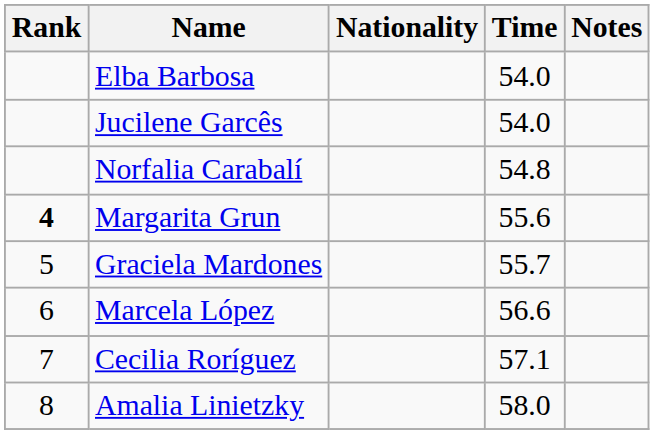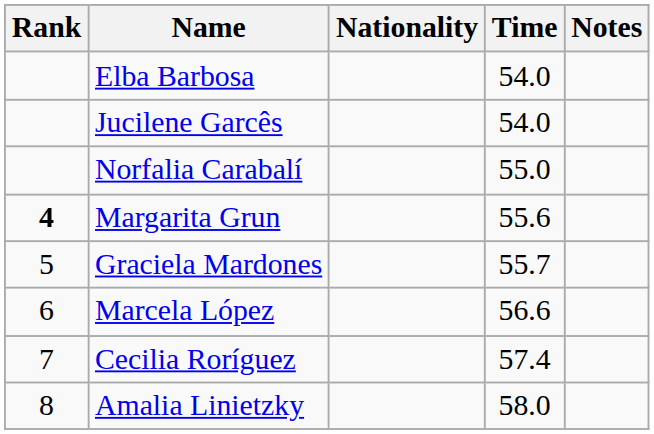(525, 169) 54.8 -> (525, 169) 55.0
(525, 358) 57.1 -> (525, 358) 57.4
